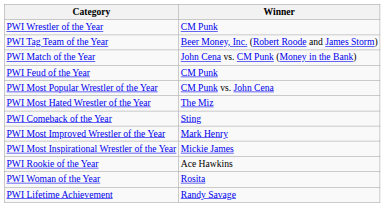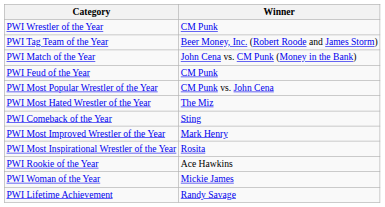(207, 149) Mickie James -> (193, 149) Rosita
(193, 179) Rosita -> (207, 179) Mickie James
